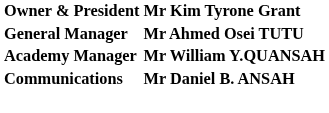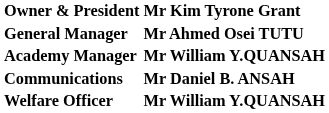+ row: (59, 100)
